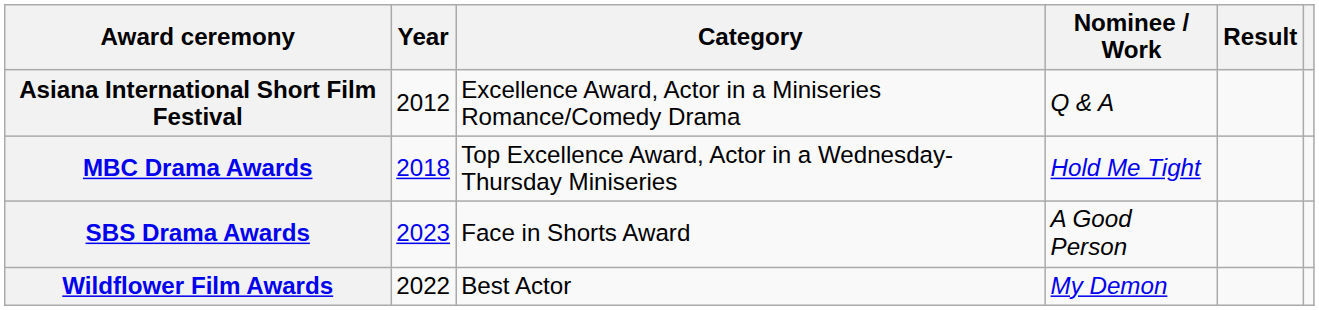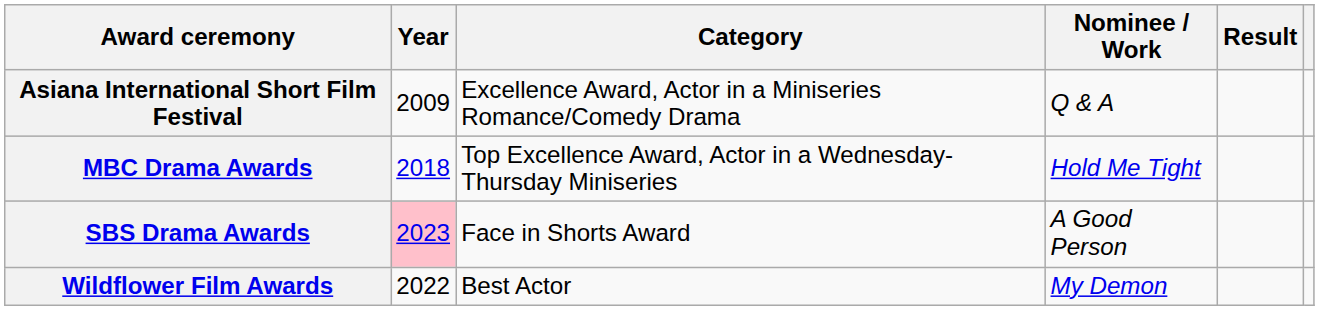(423, 102) 2012 -> (423, 102) 2009
(423, 233) no background -> (423, 233) pink background
